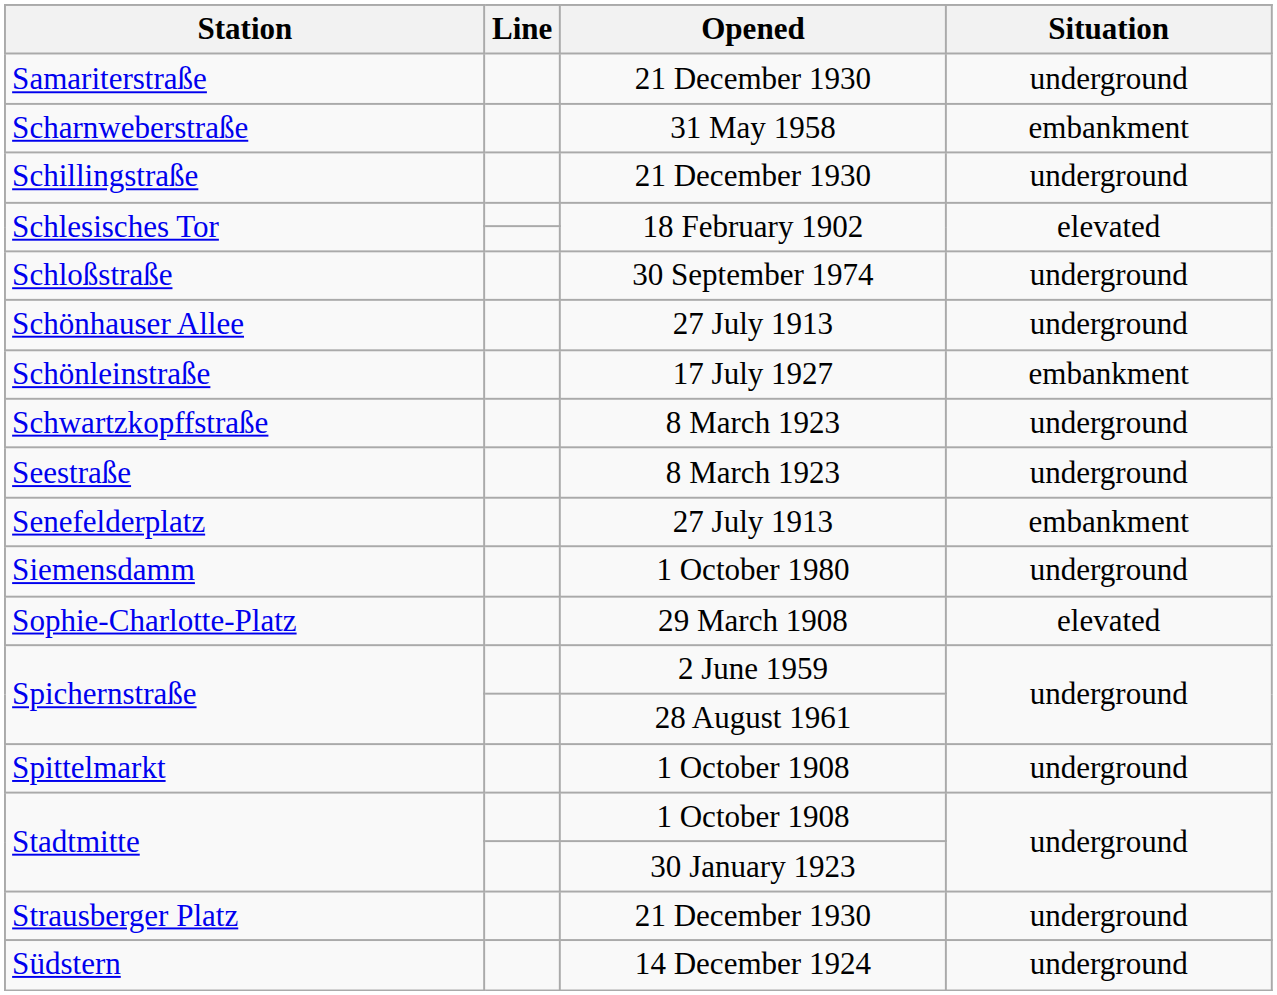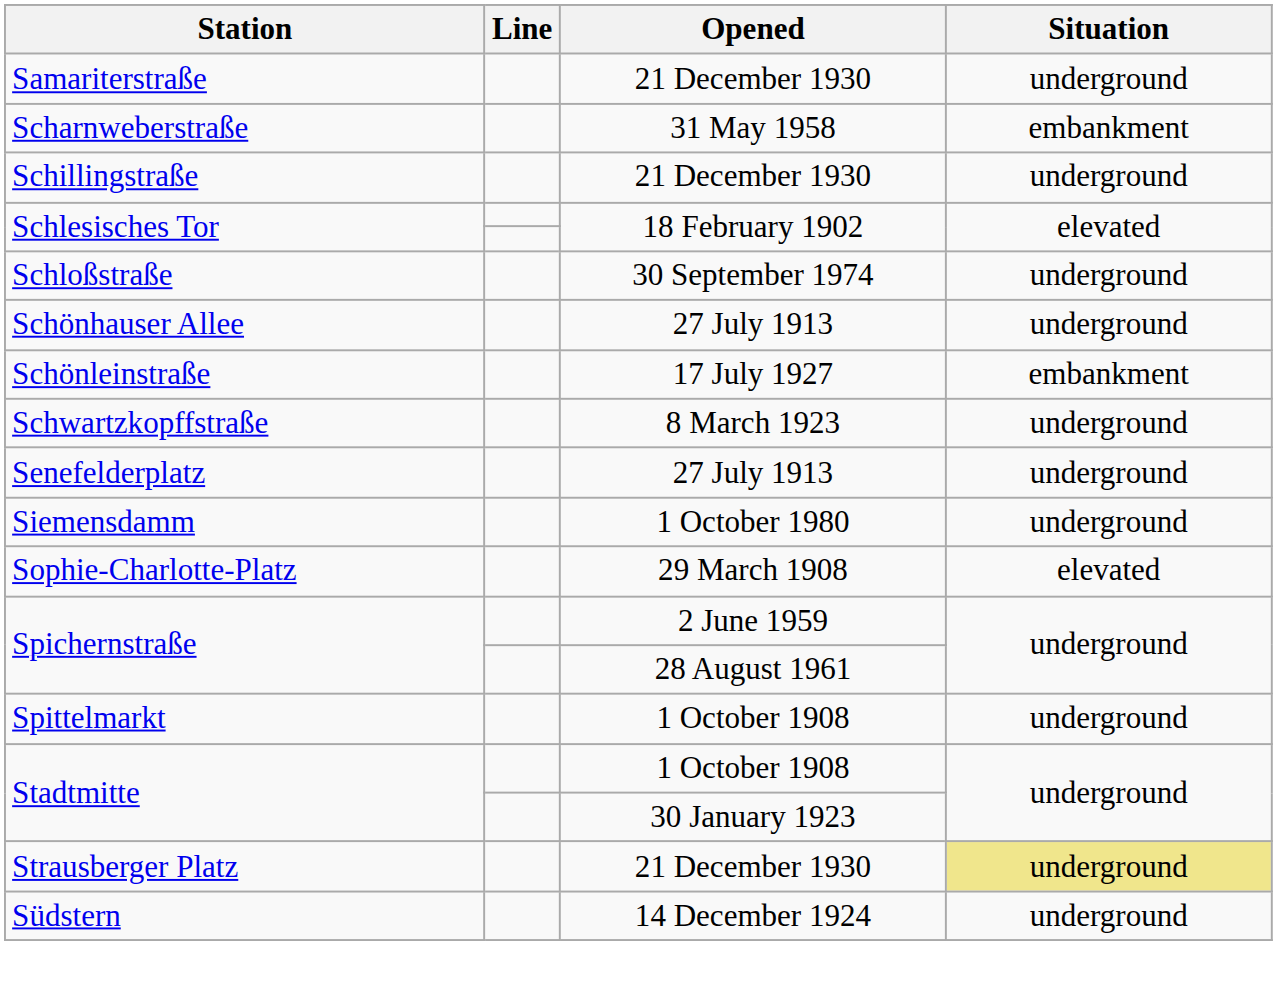- row: (72, 472)
(1109, 521) embankment -> (1109, 472) underground
(1109, 915) no background -> (1109, 865) khaki background
